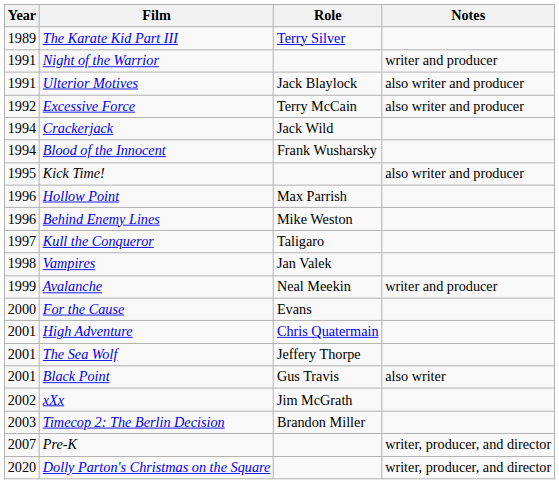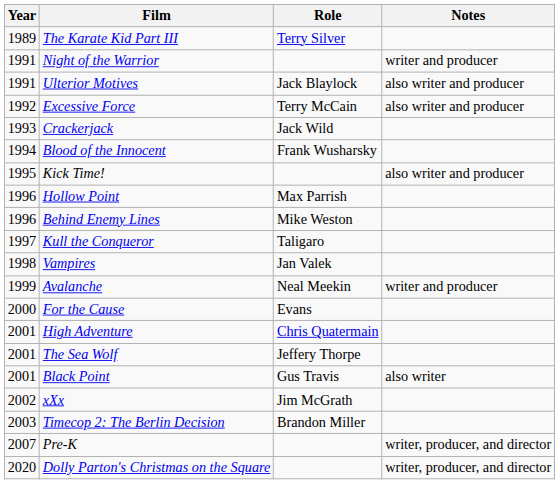(22, 128) 1994 -> (22, 128) 1993
